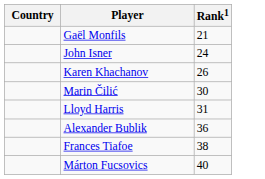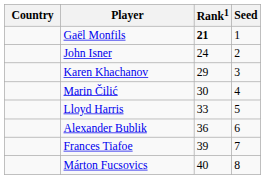+ column: (246, 15)
(203, 35) normal -> (203, 35) bold
(203, 72) 26 -> (203, 72) 29
(203, 109) 31 -> (203, 109) 33
(203, 146) 38 -> (203, 146) 39
